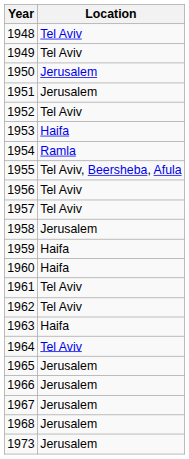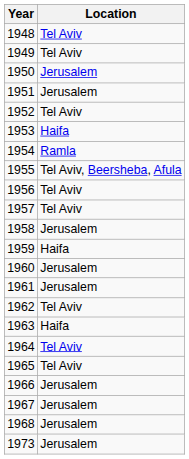(55, 268) Haifa -> (69, 268) Jerusalem
(61, 287) Tel Aviv -> (69, 287) Jerusalem
(69, 365) Jerusalem -> (61, 365) Tel Aviv
